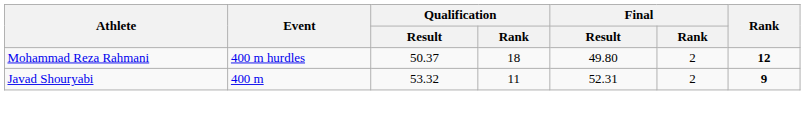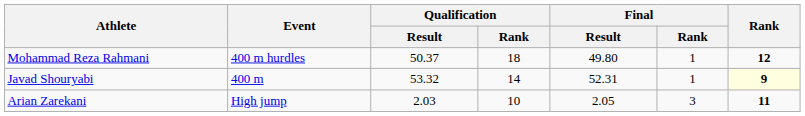(693, 58) 2 -> (693, 58) 1
(514, 79) 11 -> (514, 79) 14
(693, 79) 2 -> (693, 79) 1
(764, 79) no background -> (764, 79) lightyellow background
+ row: (47, 101)
